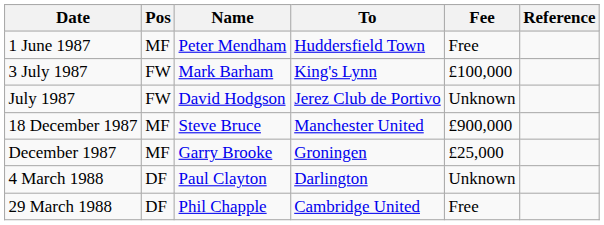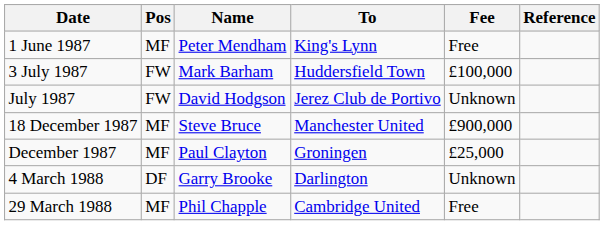(360, 44) Huddersfield Town -> (336, 44) King's Lynn
(336, 71) King's Lynn -> (360, 71) Huddersfield Town
(225, 152) Garry Brooke -> (223, 152) Paul Clayton
(223, 179) Paul Clayton -> (225, 179) Garry Brooke
(156, 206) DF -> (158, 206) MF
